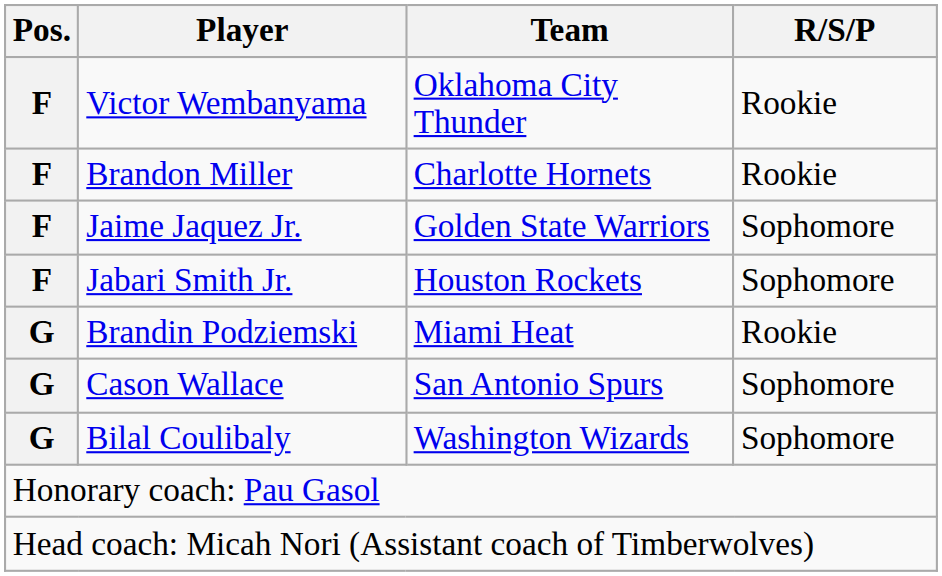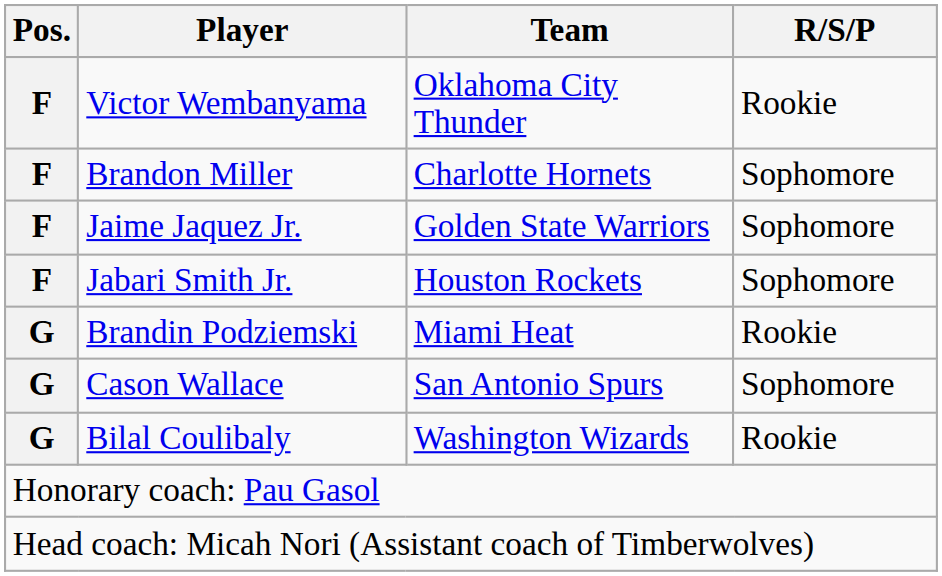(789, 173) Rookie -> (818, 173) Sophomore
(818, 437) Sophomore -> (789, 437) Rookie
